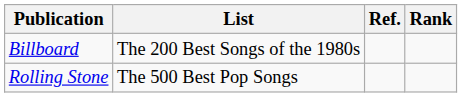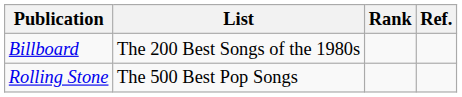columns swapped: (431, 19) <-> (385, 19)
